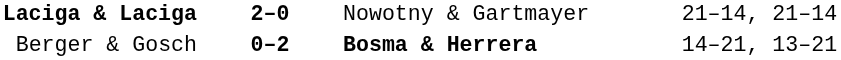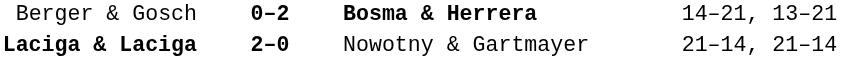rows swapped: (100, 14) <-> (106, 46)
